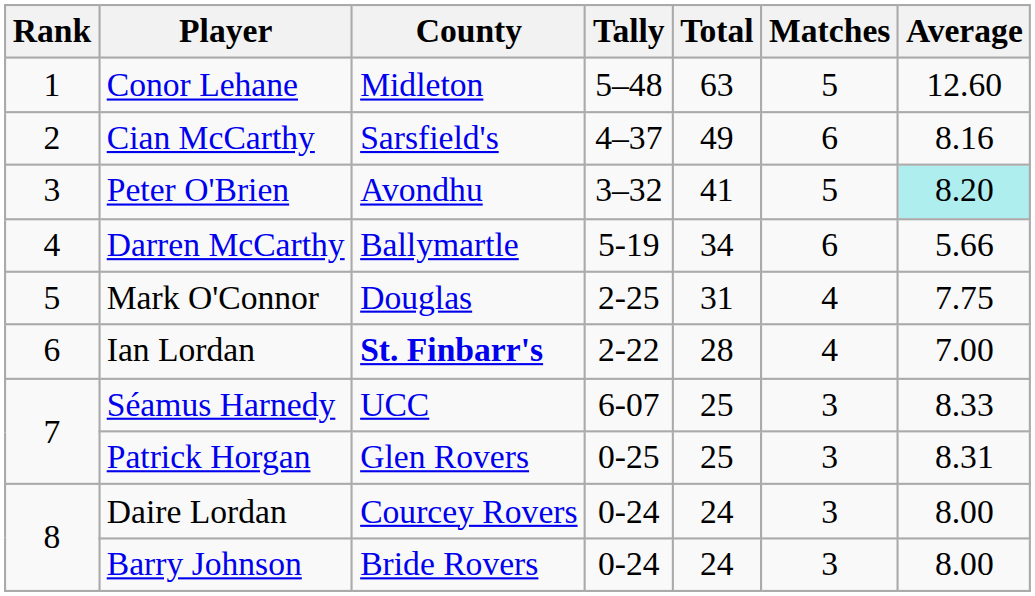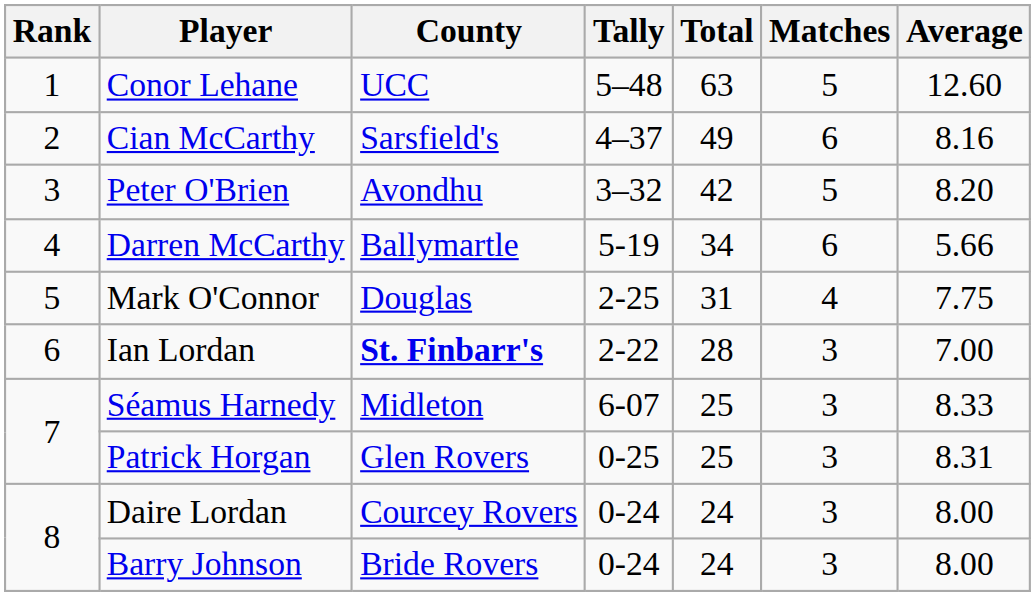(422, 84) Midleton -> (395, 84) UCC
(717, 191) 41 -> (717, 191) 42
(964, 191) paleturquoise background -> (964, 191) no background
(830, 350) 4 -> (830, 350) 3
(395, 404) UCC -> (422, 404) Midleton
